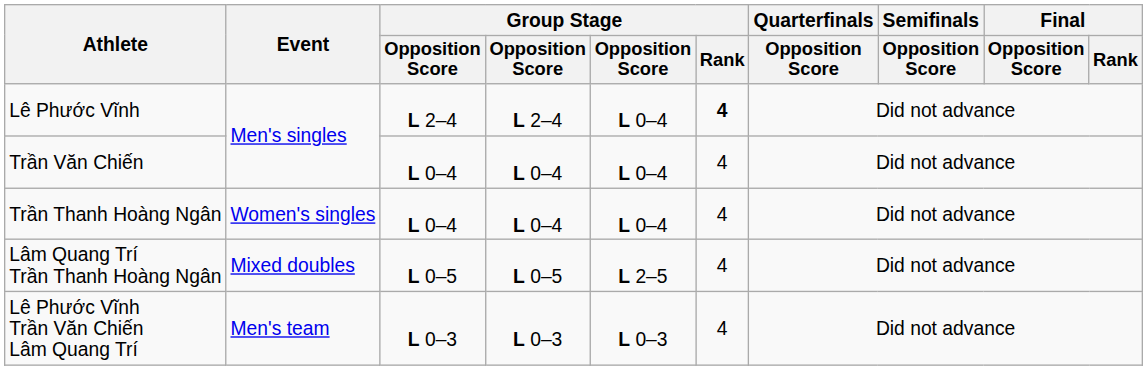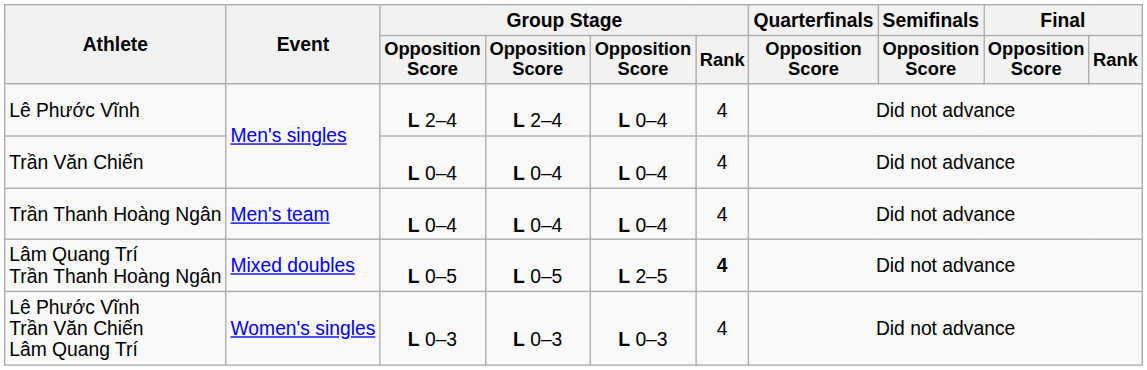(722, 110) bold -> (722, 110) normal
(303, 214) Women's singles -> (280, 214) Men's team
(722, 266) normal -> (722, 266) bold
(280, 329) Men's team -> (303, 329) Women's singles
